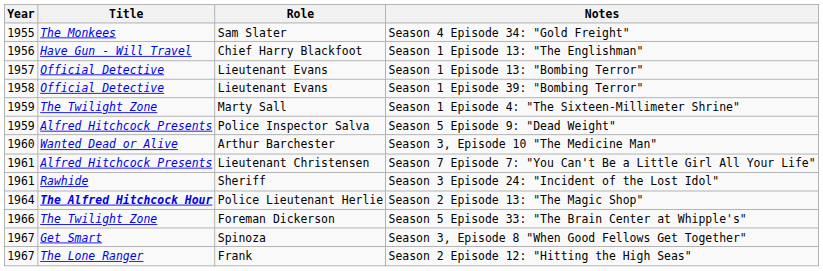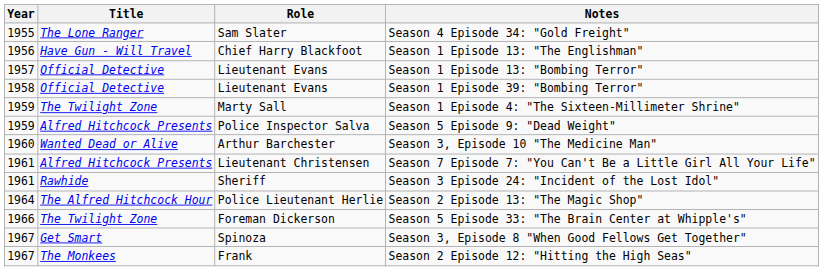(78, 32) The Monkees -> (92, 32) The Lone Ranger
(126, 200) bold -> (126, 200) normal
(92, 256) The Lone Ranger -> (78, 256) The Monkees
